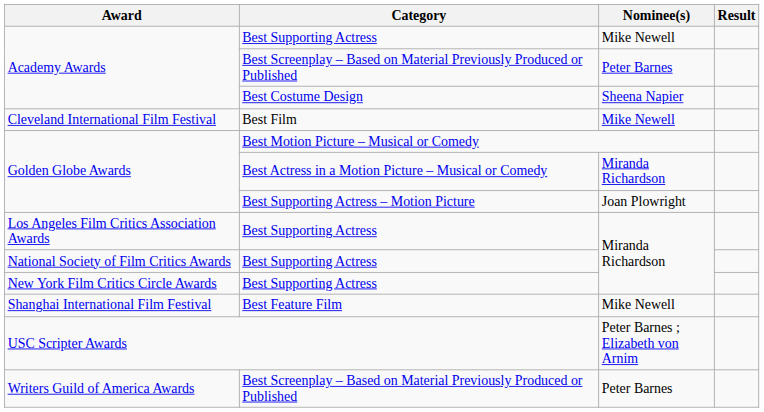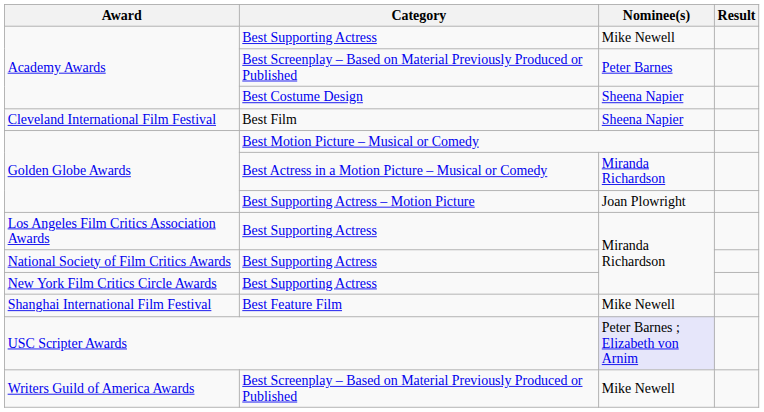(638, 119) Mike Newell -> (643, 119) Sheena Napier
(641, 343) no background -> (641, 343) lavender background
(637, 388) Peter Barnes -> (638, 388) Mike Newell
